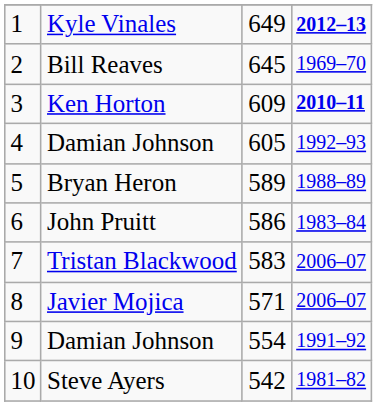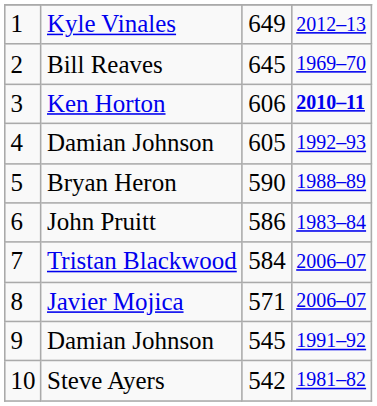(331, 24) bold -> (331, 24) normal
(267, 103) 609 -> (267, 103) 606
(267, 182) 589 -> (267, 182) 590
(267, 261) 583 -> (267, 261) 584
(267, 340) 554 -> (267, 340) 545
